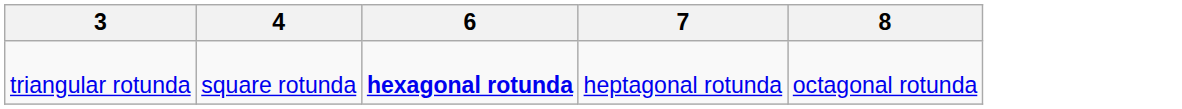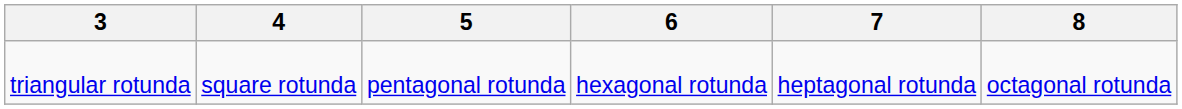+ column: (466, 22)
(470, 85) bold -> (672, 85) normal
